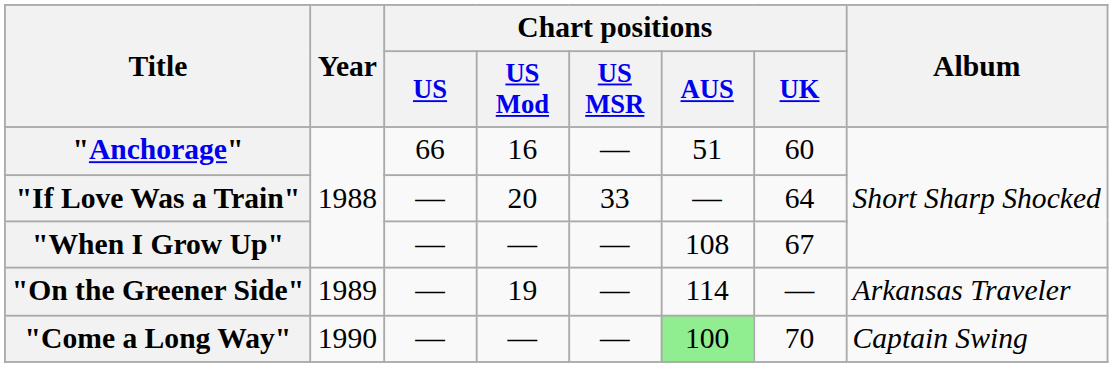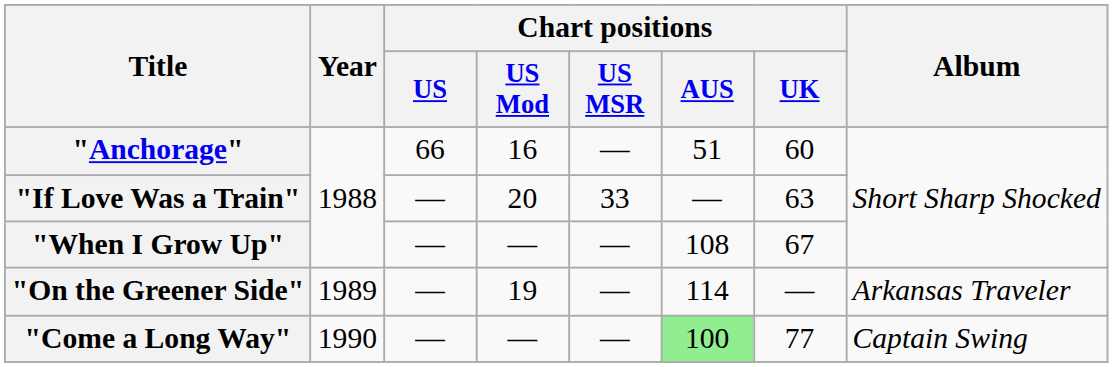(800, 197) 64 -> (800, 197) 63
(800, 338) 70 -> (800, 338) 77
